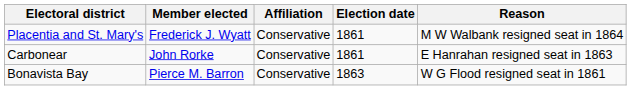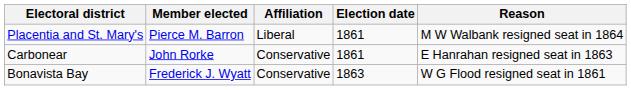(200, 34) Frederick J. Wyatt -> (196, 34) Pierce M. Barron
(293, 34) Conservative -> (276, 34) Liberal
(196, 74) Pierce M. Barron -> (200, 74) Frederick J. Wyatt
